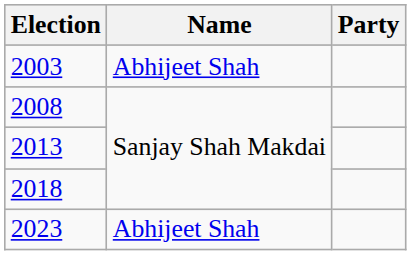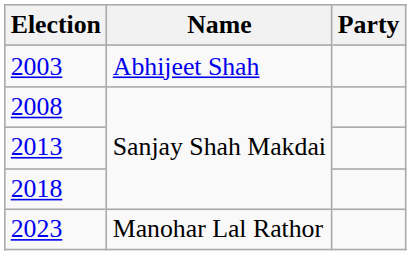(186, 229) Abhijeet Shah -> (218, 229) Manohar Lal Rathor
